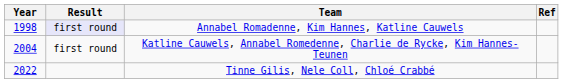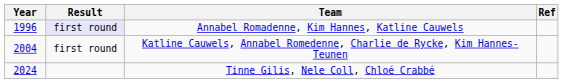(25, 28) 1998 -> (25, 28) 1996
(25, 70) 2022 -> (25, 70) 2024
